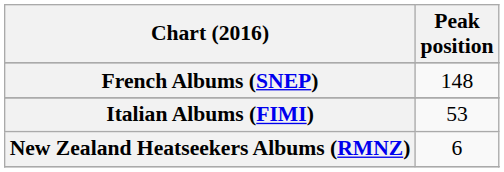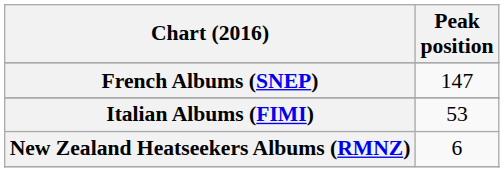(457, 80) 148 -> (457, 80) 147
